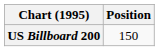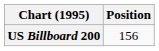(129, 35) 150 -> (129, 35) 156
